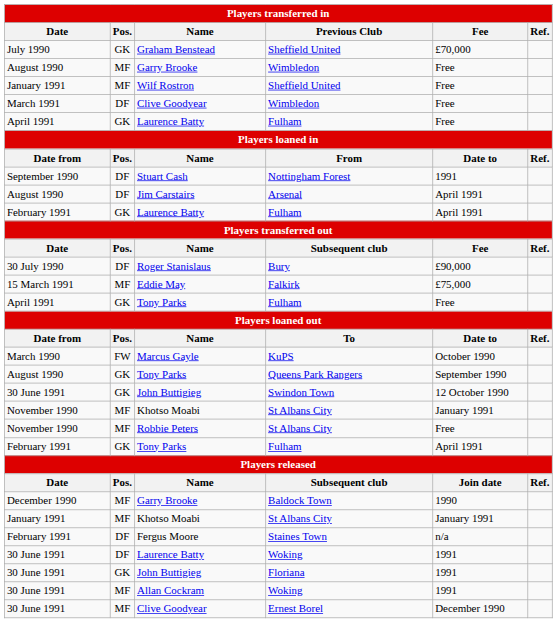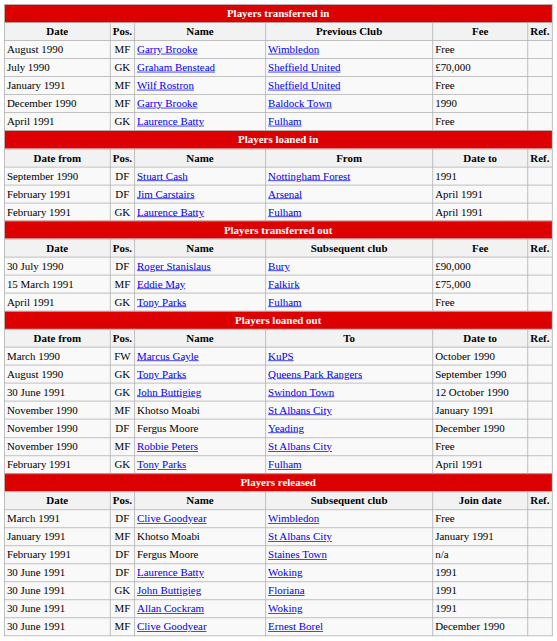rows swapped: (176, 49) <-> (167, 67)
rows swapped: (172, 103) <-> (167, 500)
(35, 194) August 1990 -> (39, 194) February 1991
+ row: (168, 428)
